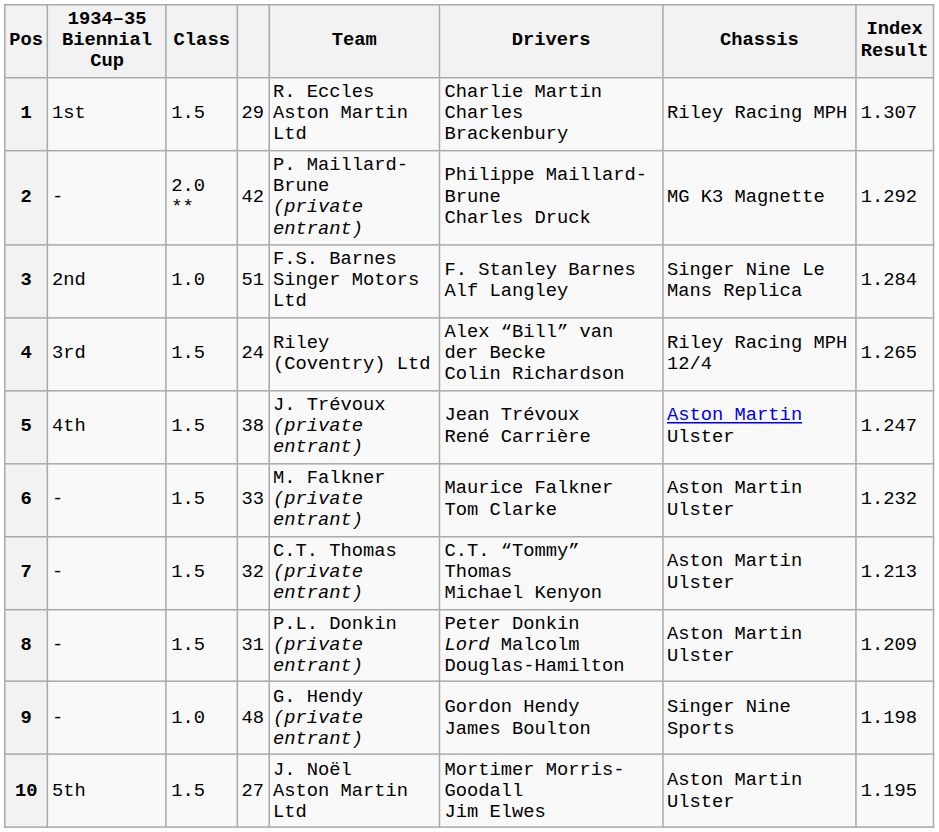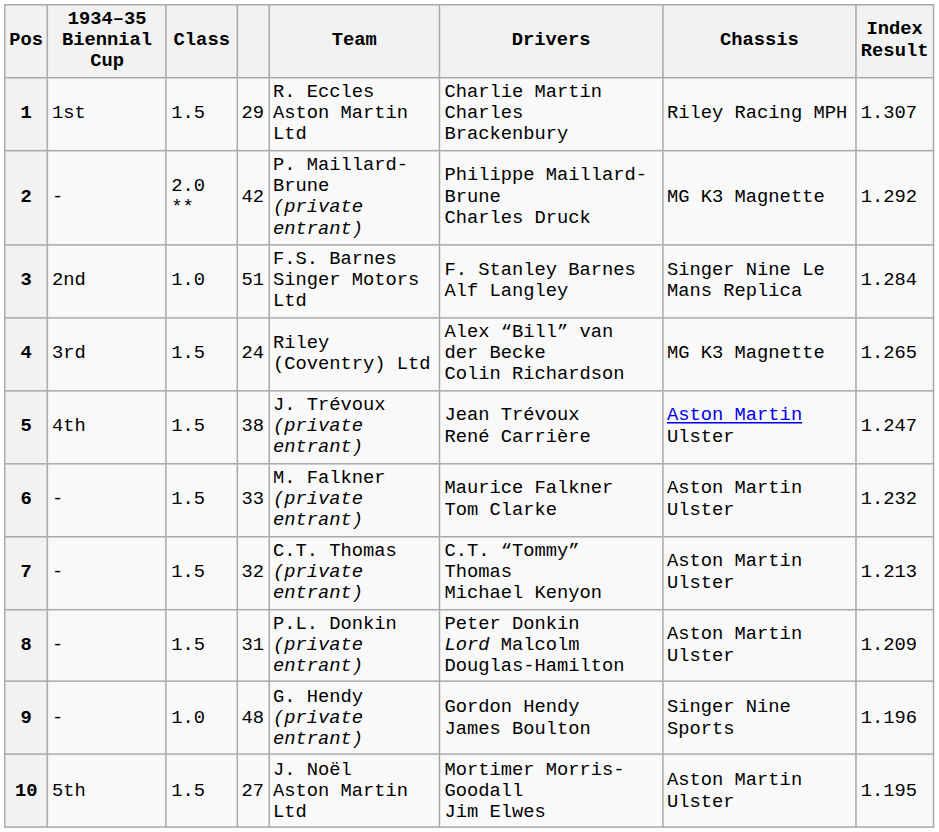(757, 354) Riley Racing MPH 12/4 -> (746, 354) MG K3 Magnette
(889, 719) 1.198 -> (889, 719) 1.196
